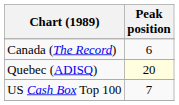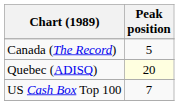(149, 49) 6 -> (149, 49) 5
